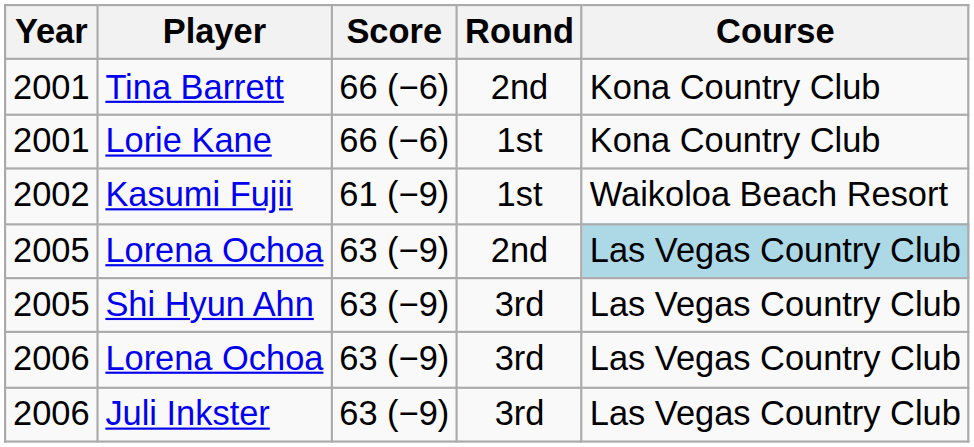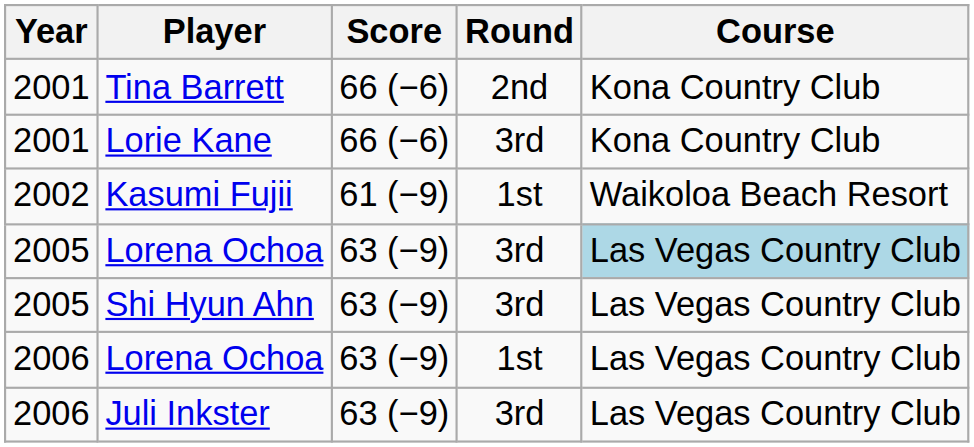(520, 140) 1st -> (520, 140) 3rd
(520, 250) 2nd -> (520, 250) 3rd
(520, 359) 3rd -> (520, 359) 1st
